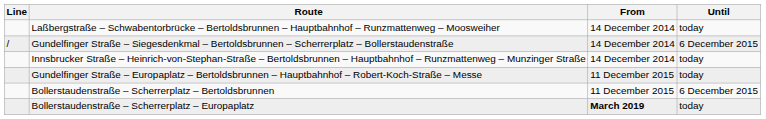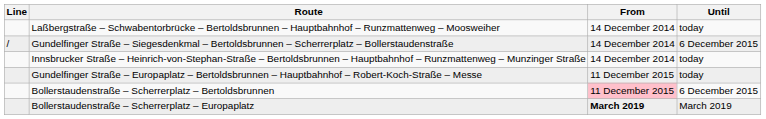(632, 91) no background -> (632, 91) pink background
(691, 106) today -> (705, 106) March 2019
